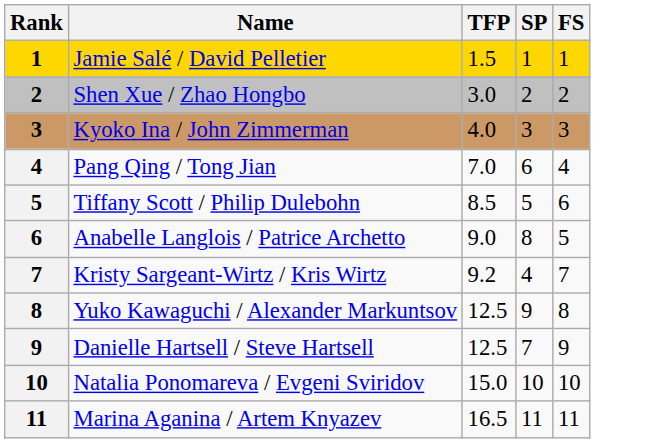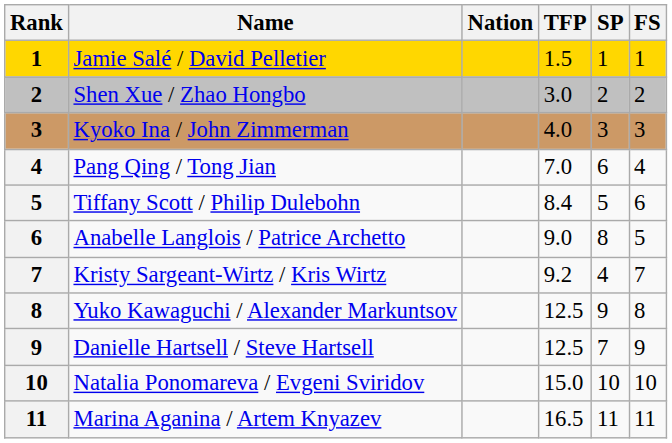+ column: (500, 22)
(482, 202) 8.5 -> (558, 202) 8.4
